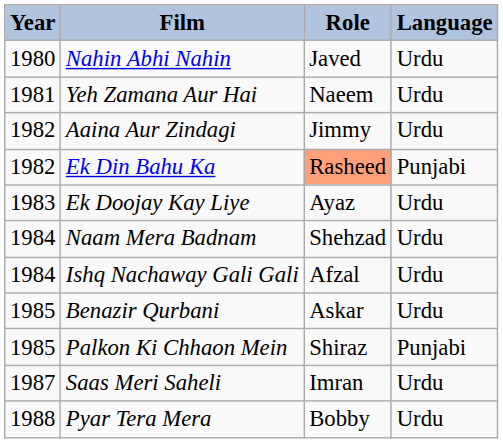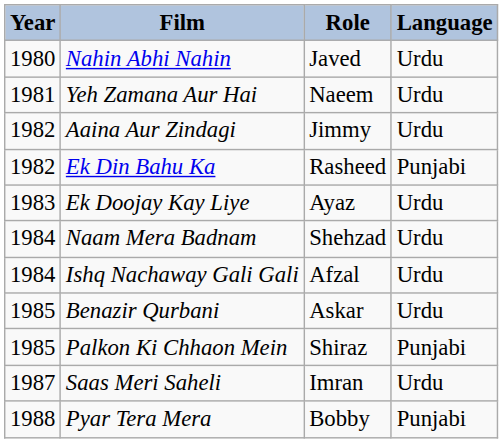(348, 166) lightsalmon background -> (348, 166) no background
(420, 418) Urdu -> (431, 418) Punjabi
